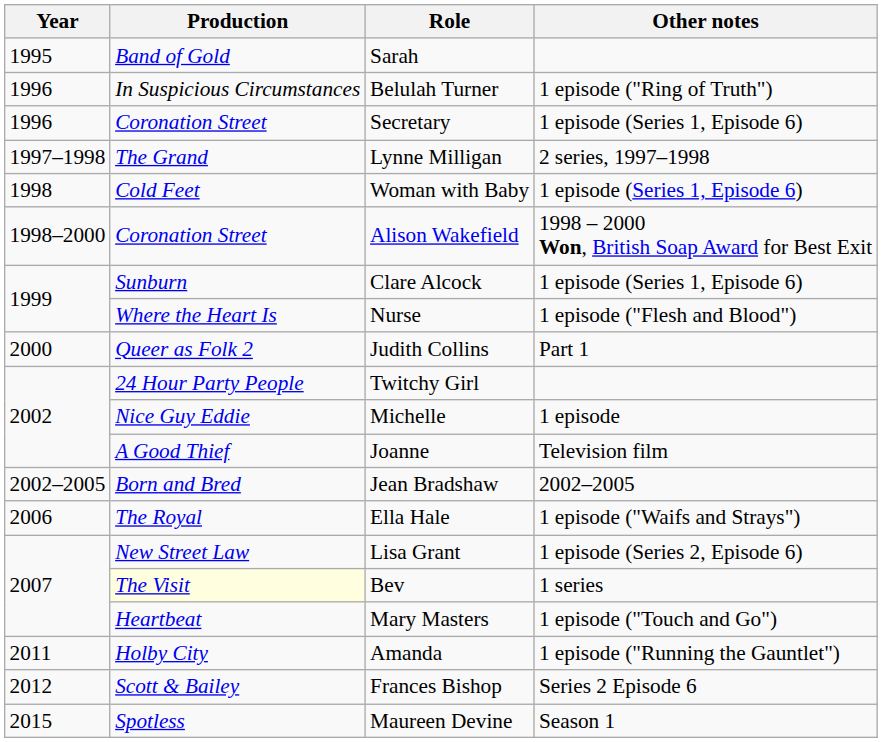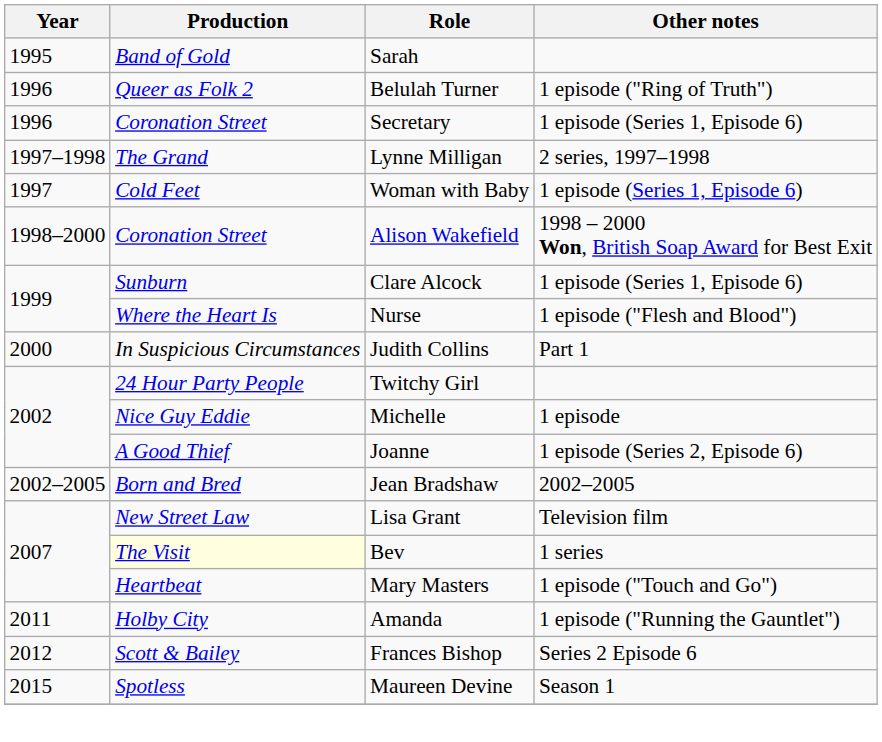(238, 88) In Suspicious Circumstances -> (184, 88) Queer as Folk 2
(31, 190) 1998 -> (31, 190) 1997
(184, 349) Queer as Folk 2 -> (238, 349) In Suspicious Circumstances
(603, 450) Television film -> (671, 450) 1 episode (Series 2, Episode 6)
- row: (410, 517)
(671, 551) 1 episode (Series 2, Episode 6) -> (603, 517) Television film
